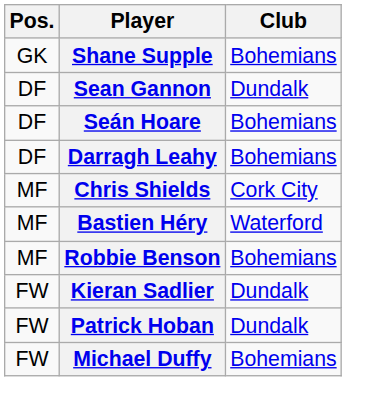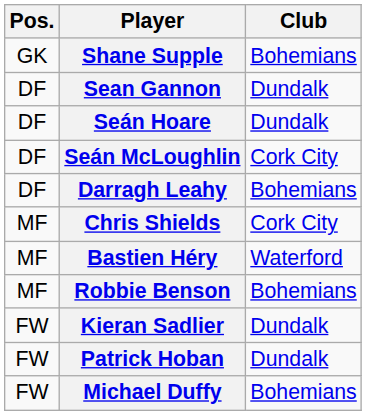(283, 122) Bohemians -> (289, 122) Dundalk
+ row: (152, 156)
